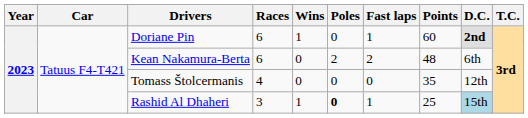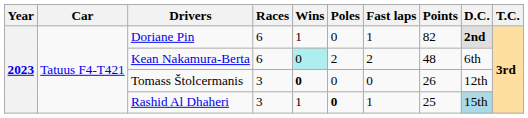(429, 36) 60 -> (429, 36) 82
(299, 58) no background -> (299, 58) paleturquoise background
(259, 80) 4 -> (259, 80) 3
(299, 80) normal -> (299, 80) bold
(429, 80) 35 -> (429, 80) 26
